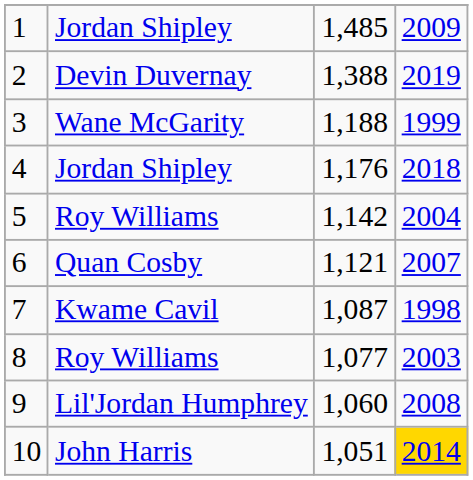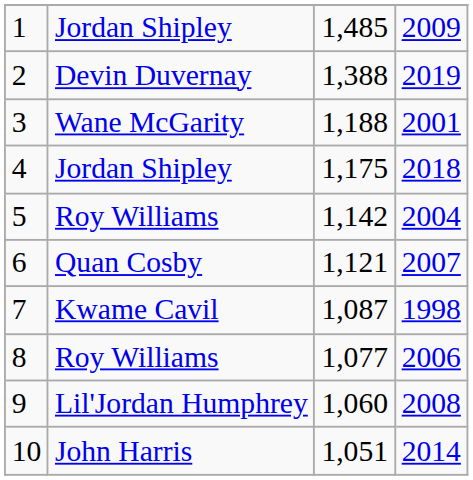(431, 121) 1999 -> (431, 121) 2001
(355, 168) 1,176 -> (355, 168) 1,175
(431, 356) 2003 -> (431, 356) 2006
(431, 450) gold background -> (431, 450) no background
